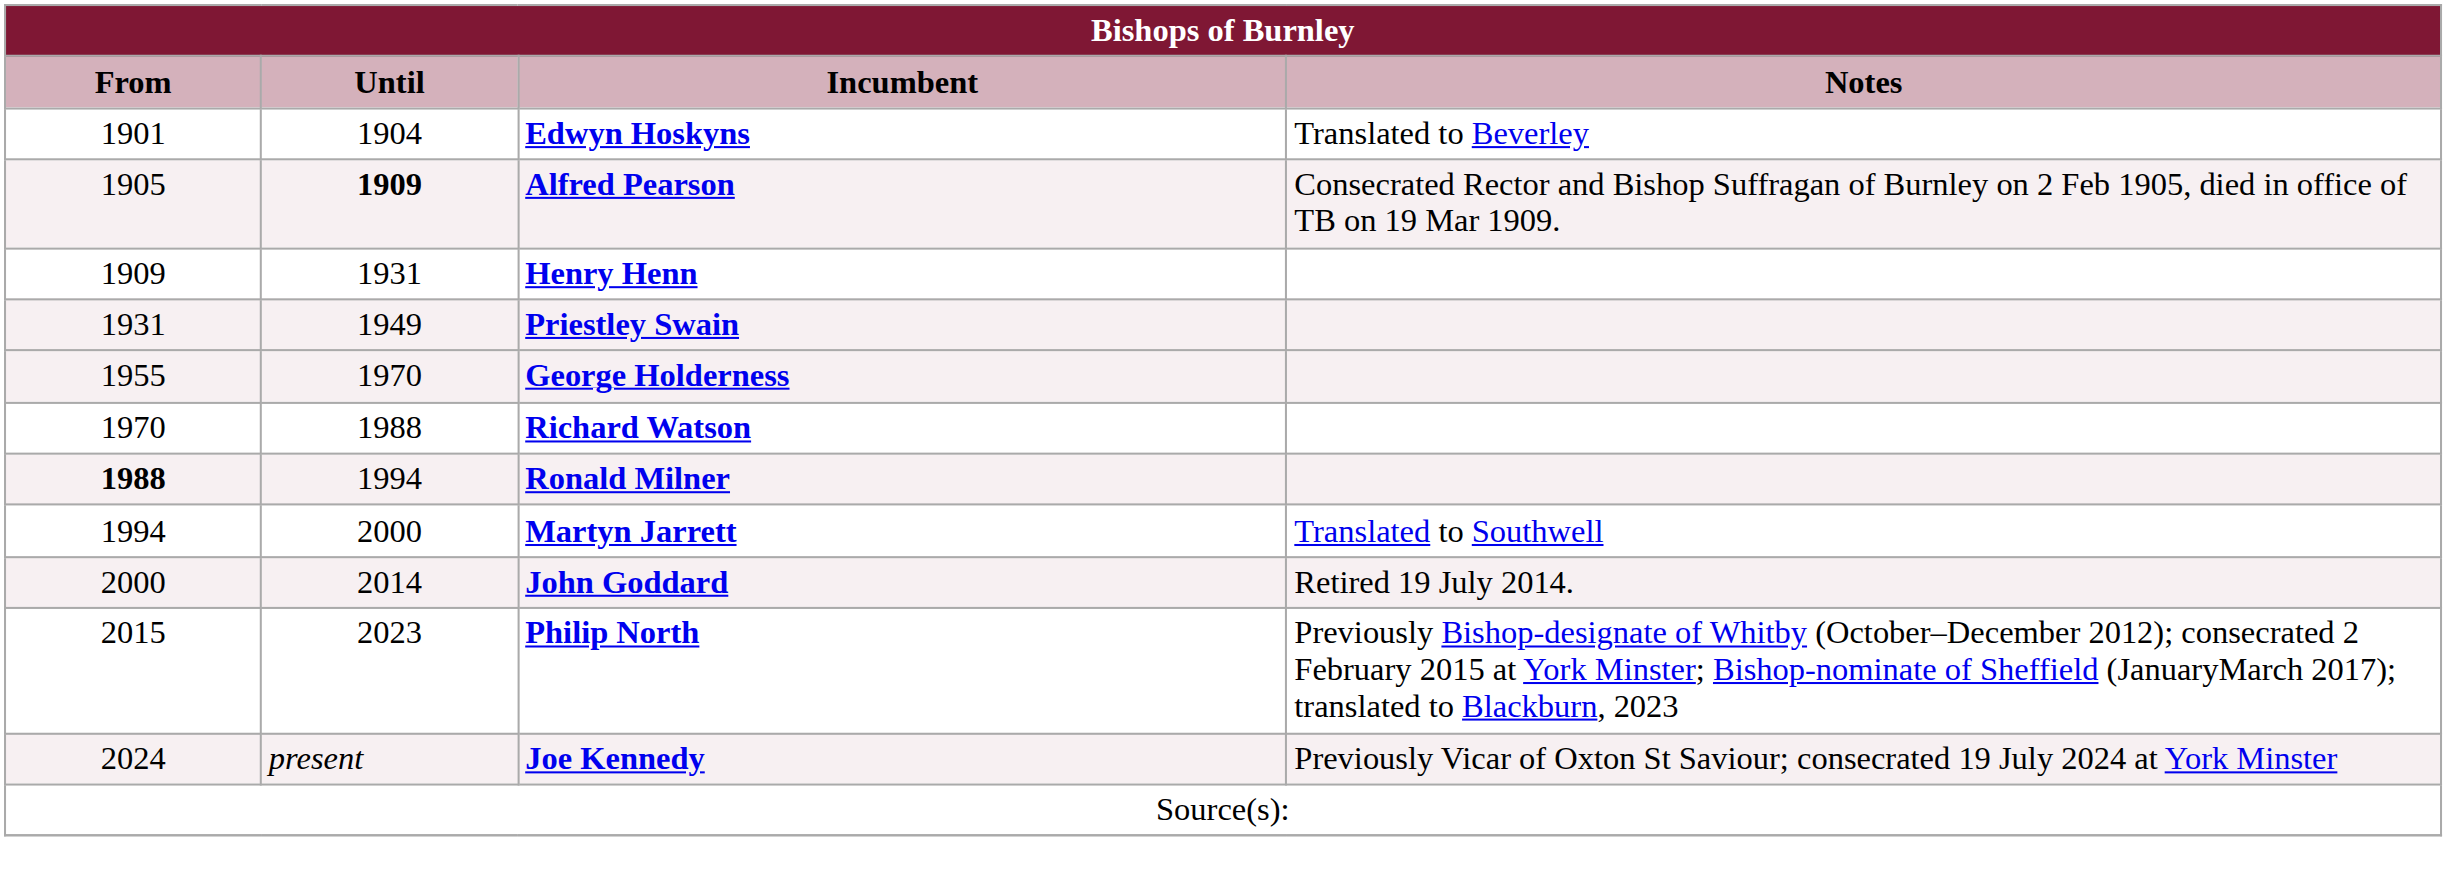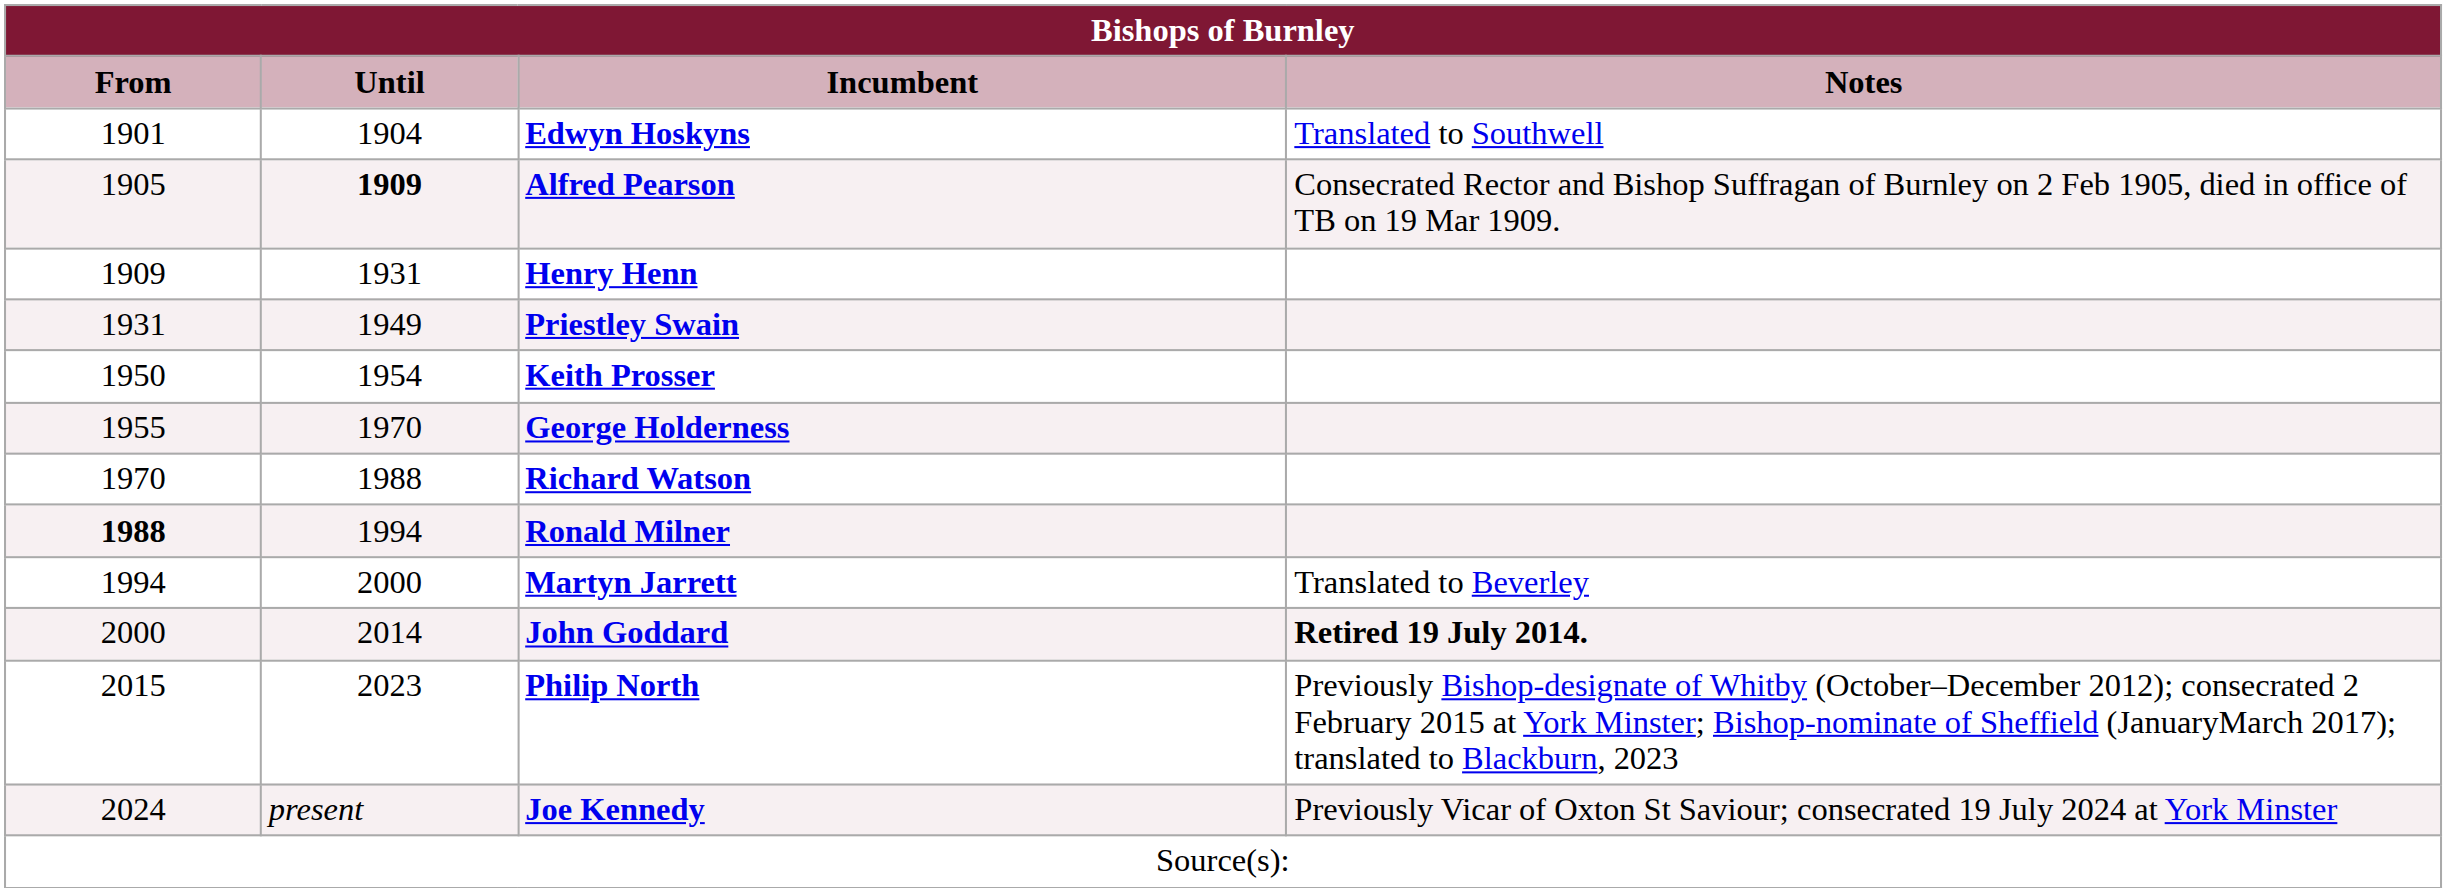(1442, 133) Translated to Beverley -> (1449, 133) Translated to Southwell
+ row: (620, 375)
(1449, 530) Translated to Southwell -> (1442, 581) Translated to Beverley
(1434, 581) normal -> (1441, 633) bold
